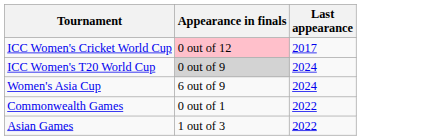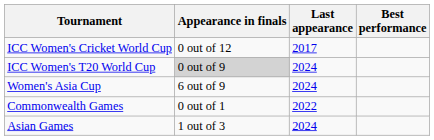+ column: (393, 21)
(205, 47) pink background -> (205, 47) no background
(304, 125) 2022 -> (304, 125) 2024
